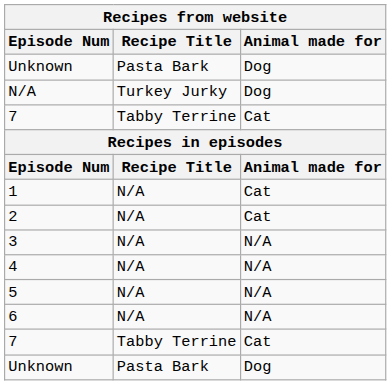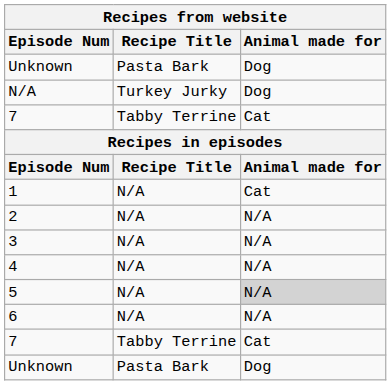(258, 217) Cat -> (258, 217) N/A
(258, 292) no background -> (258, 292) lightgrey background
